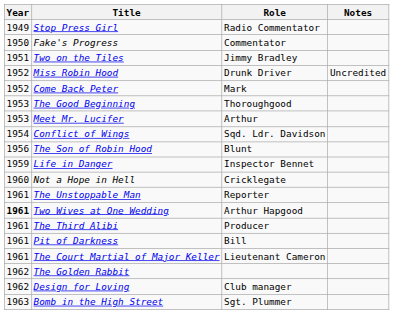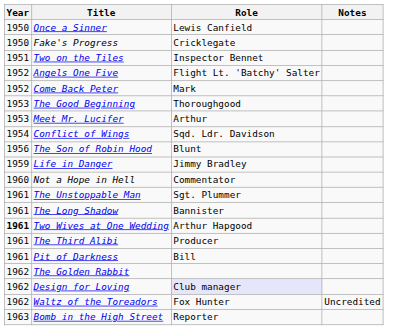- row: (76, 27)
+ row: (70, 27)
(255, 42) Commentator -> (204, 42) Cricklegate
(261, 58) Jimmy Bradley -> (218, 58) Inspector Bennet
+ row: (76, 73)
- row: (76, 73)
(269, 165) Inspector Bennet -> (210, 165) Jimmy Bradley
(255, 180) Cricklegate -> (204, 180) Commentator
(247, 195) Reporter -> (207, 195) Sgt. Plummer
+ row: (76, 210)
- row: (127, 256)
(258, 287) no background -> (207, 287) lavender background
+ row: (96, 302)
(258, 302) Sgt. Plummer -> (196, 317) Reporter
